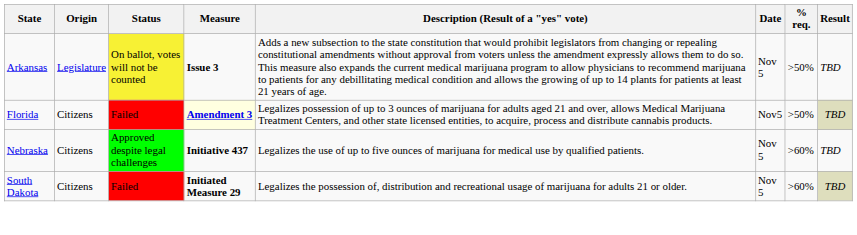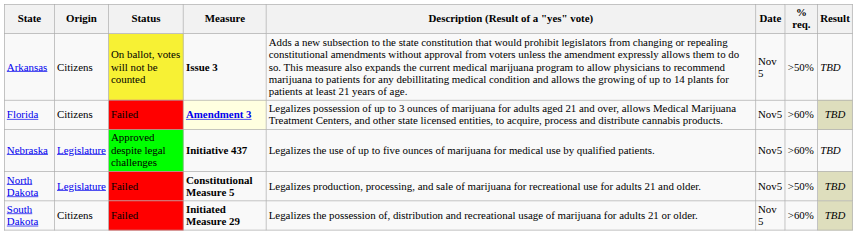(82, 67) Legislature -> (75, 67) Citizens
(801, 114) >50% -> (801, 114) >60%
(75, 150) Citizens -> (81, 150) Legislature
(767, 150) Nov 5 -> (770, 150) Nov5
+ row: (23, 186)
